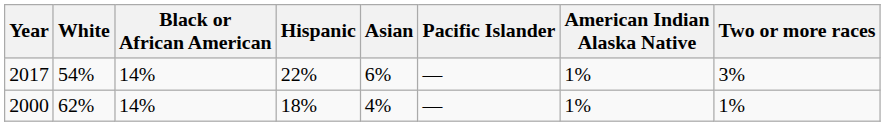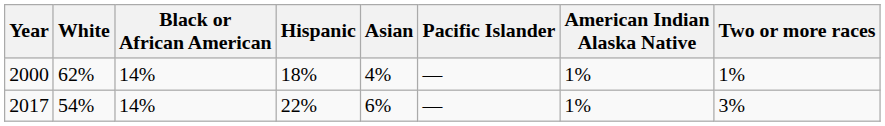rows swapped: (29, 105) <-> (29, 74)
